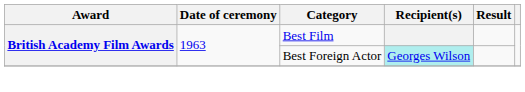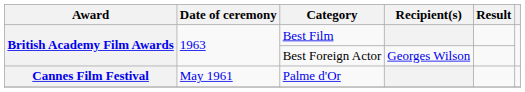(429, 55) paleturquoise background -> (429, 55) no background
+ row: (312, 76)
